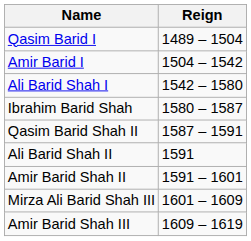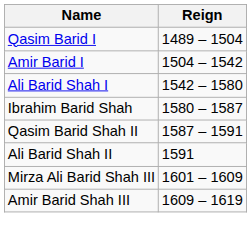- row: (67, 177)
